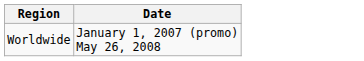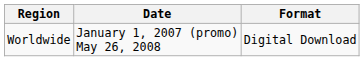+ column: (300, 14)
